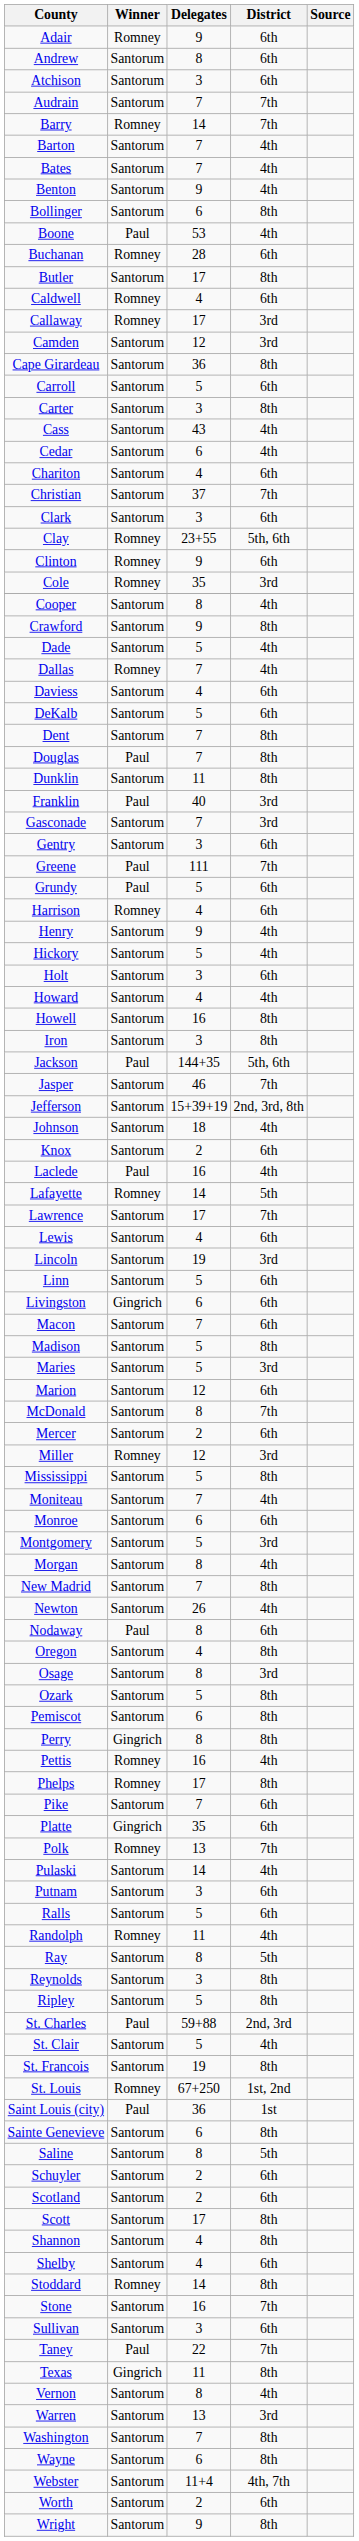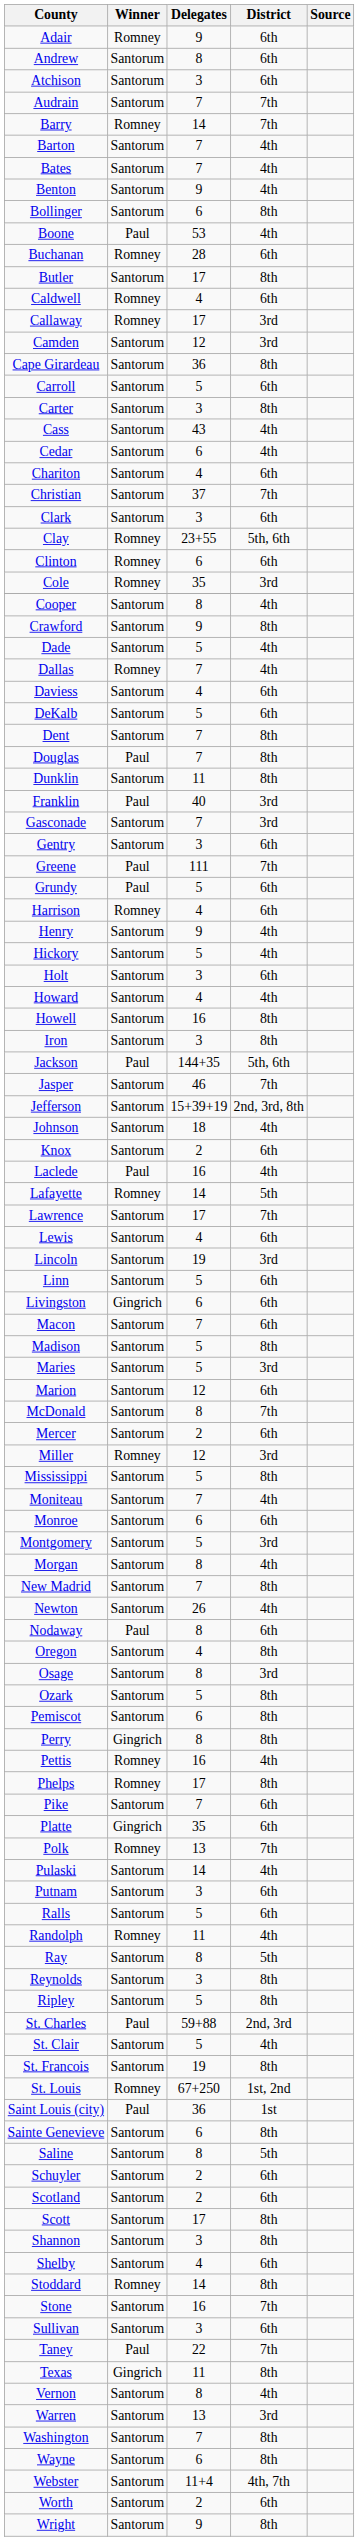(199, 560) 9 -> (199, 560) 6
(199, 2241) 4 -> (199, 2241) 3
